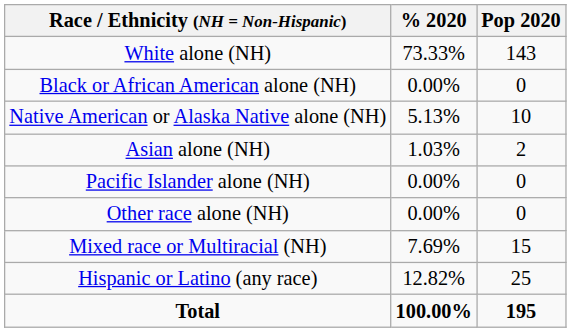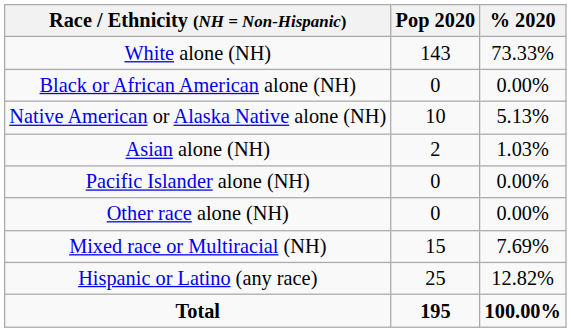columns swapped: (521, 20) <-> (434, 20)
